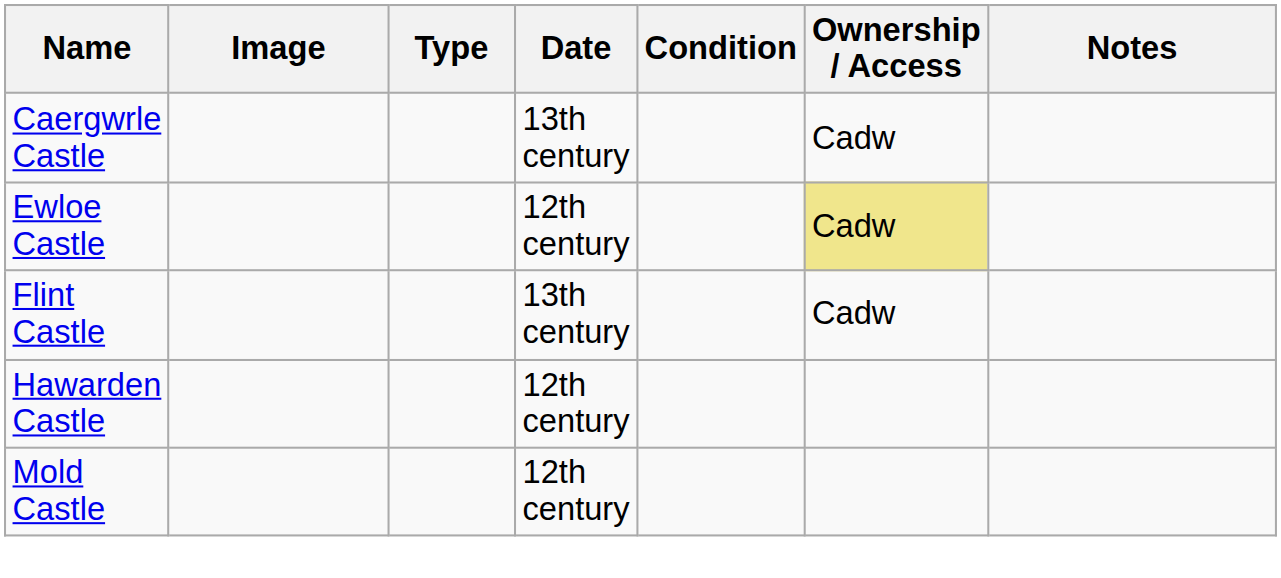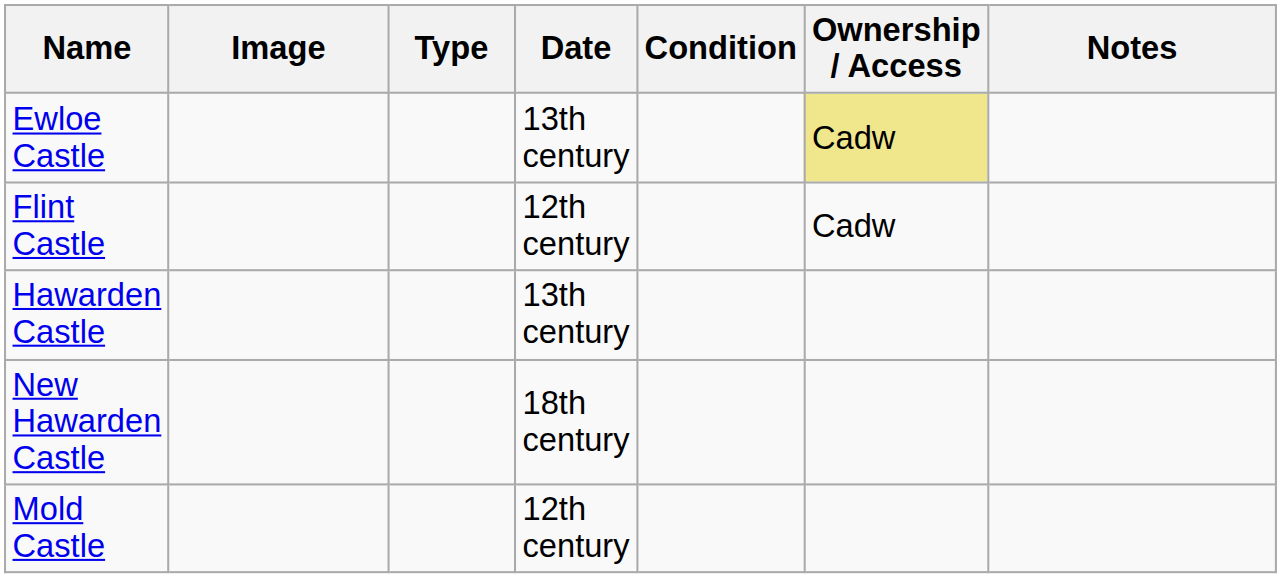- row: (87, 137)
(576, 225) 12th century -> (576, 137) 13th century
(576, 314) 13th century -> (576, 225) 12th century
(576, 402) 12th century -> (576, 314) 13th century
+ row: (87, 421)
